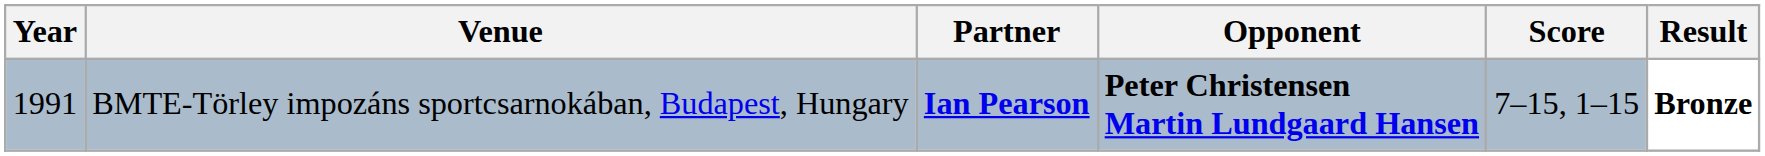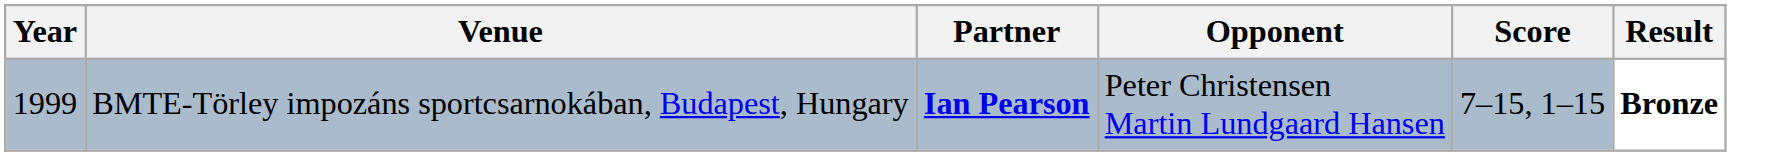(45, 103) 1991 -> (45, 103) 1999
(1292, 103) bold -> (1275, 103) normal
